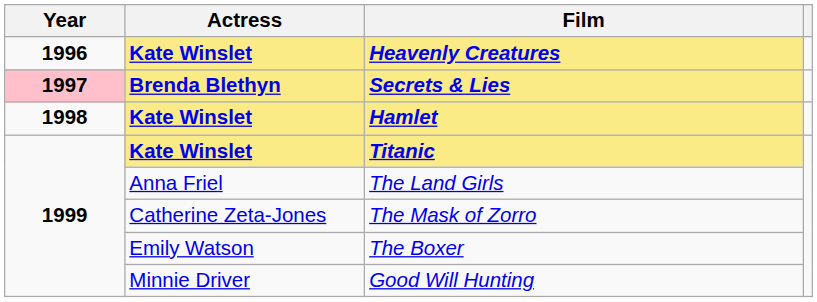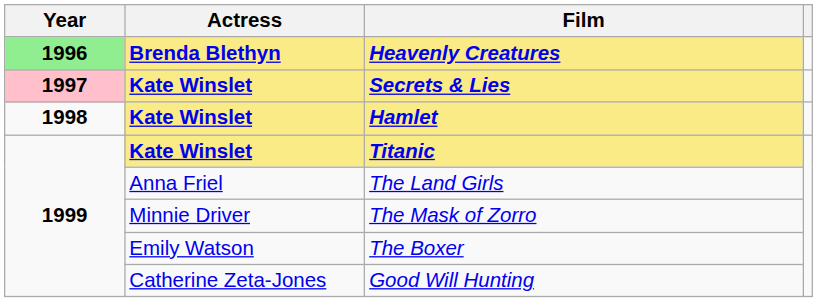(65, 53) no background -> (65, 53) lightgreen background
(191, 53) Kate Winslet -> (205, 53) Brenda Blethyn
(205, 85) Brenda Blethyn -> (191, 85) Kate Winslet
(228, 215) Catherine Zeta-Jones -> (190, 215) Minnie Driver
(190, 280) Minnie Driver -> (228, 280) Catherine Zeta-Jones
